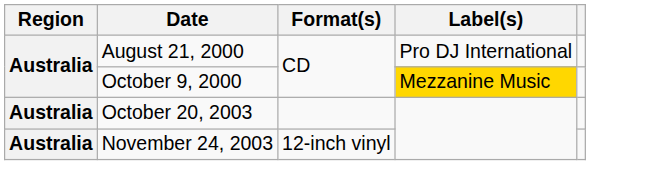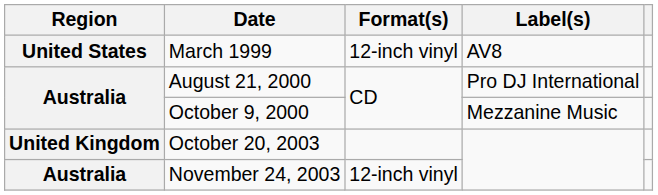+ row: (220, 50)
(475, 81) gold background -> (542, 112) no background
(51, 112) Australia -> (84, 143) United Kingdom
